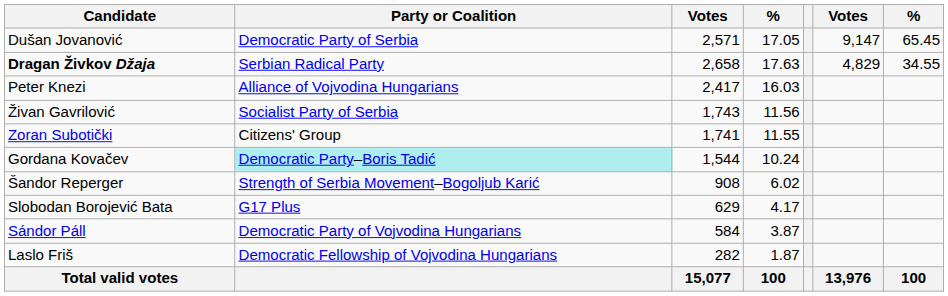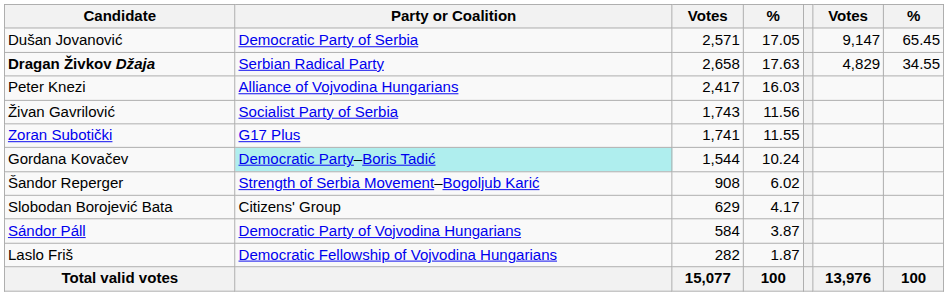(290, 135) Citizens' Group -> (269, 135) G17 Plus
(269, 207) G17 Plus -> (290, 207) Citizens' Group
